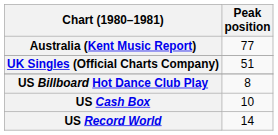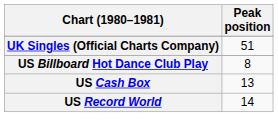- row: (113, 45)
(247, 102) 10 -> (247, 83) 13
